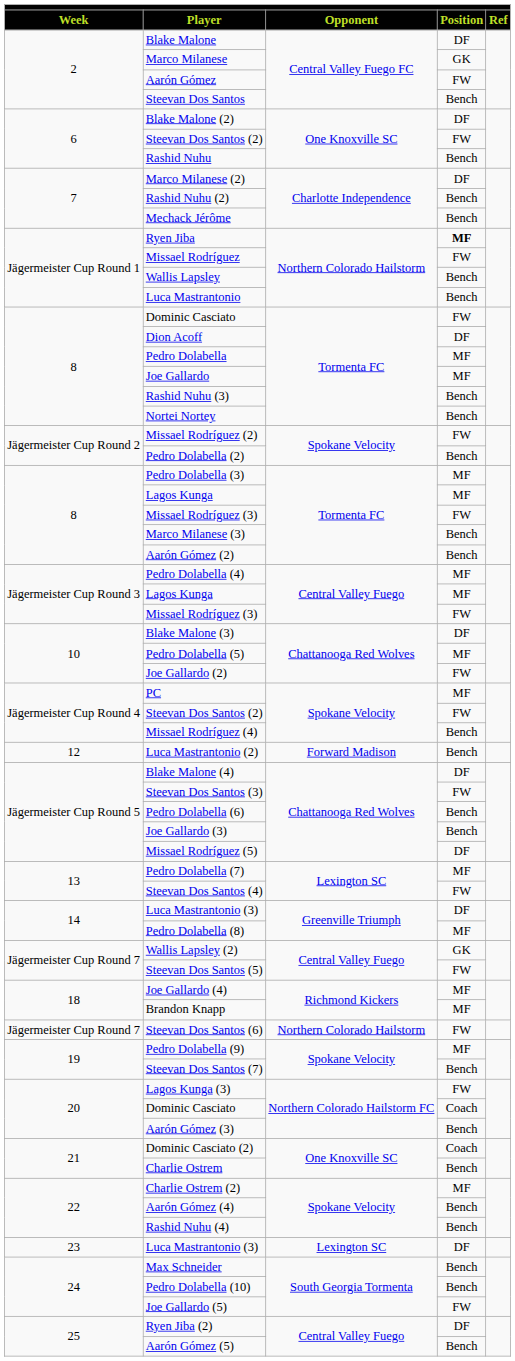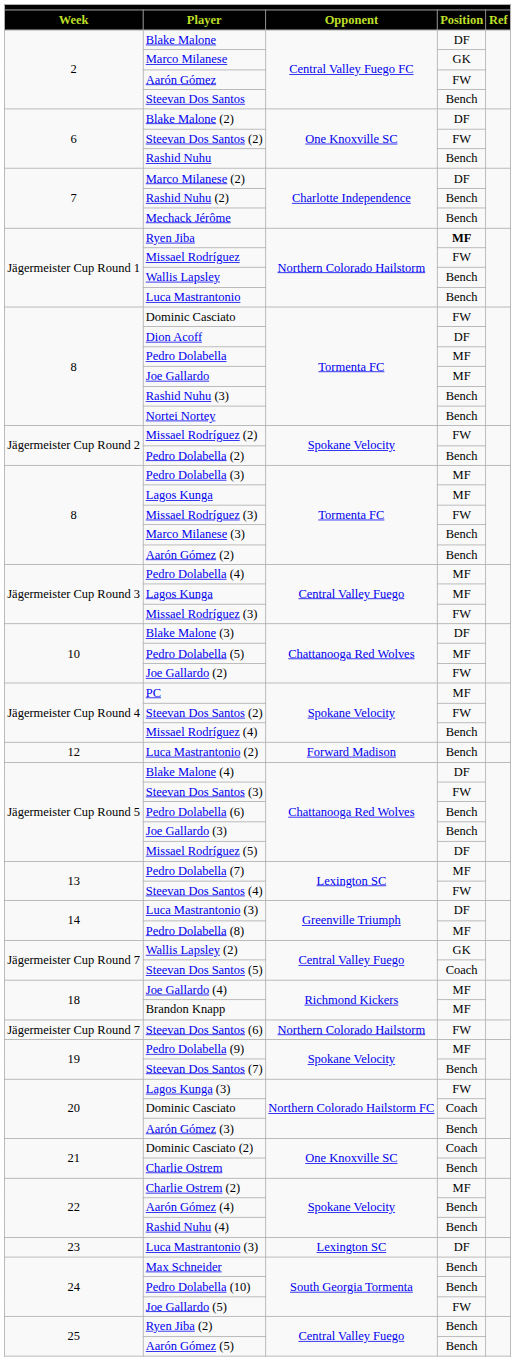(462, 970) FW -> (462, 970) Coach
(462, 1326) DF -> (462, 1326) Bench
